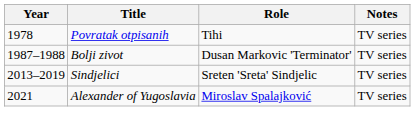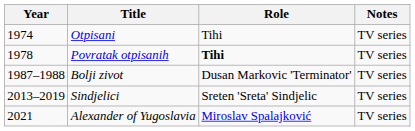+ row: (93, 34)
(212, 34) normal -> (213, 55) bold
